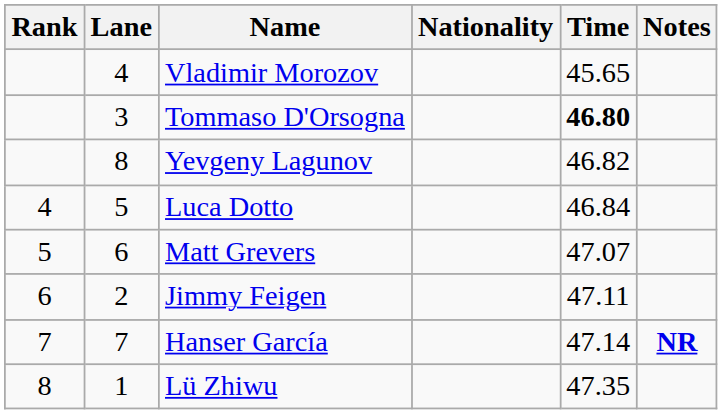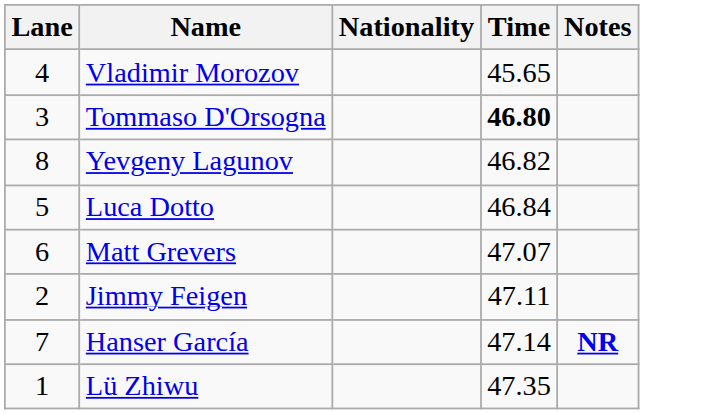- column: (44, 26)
